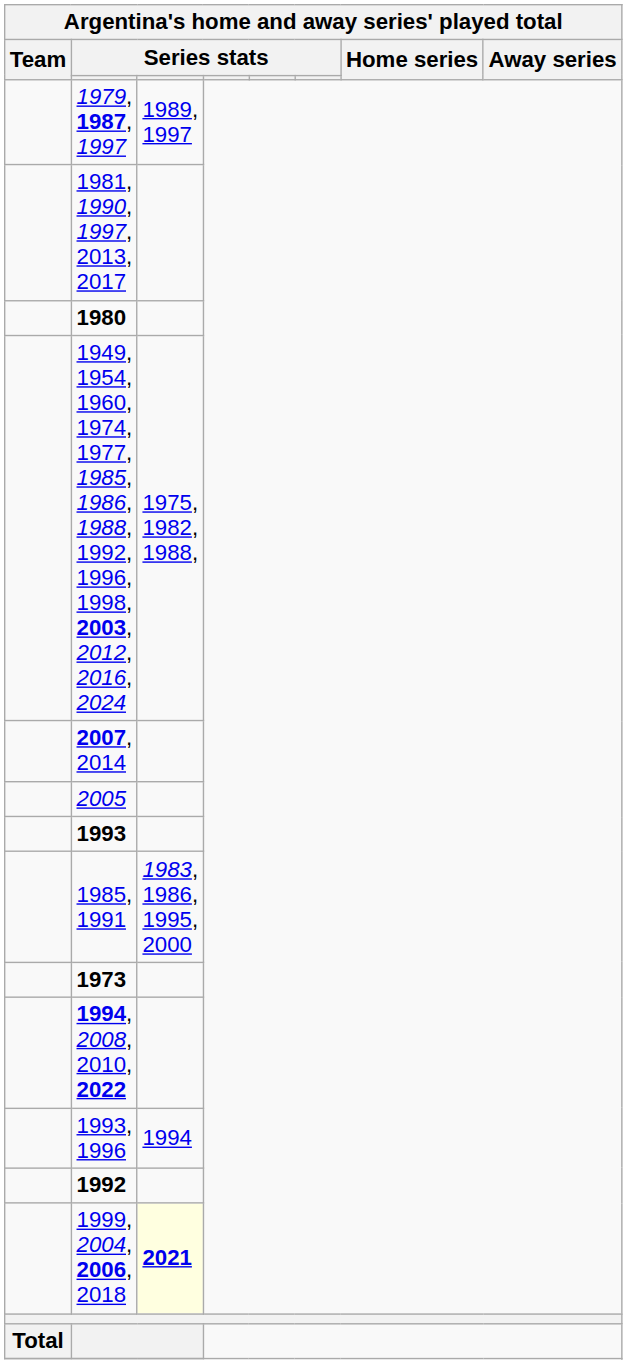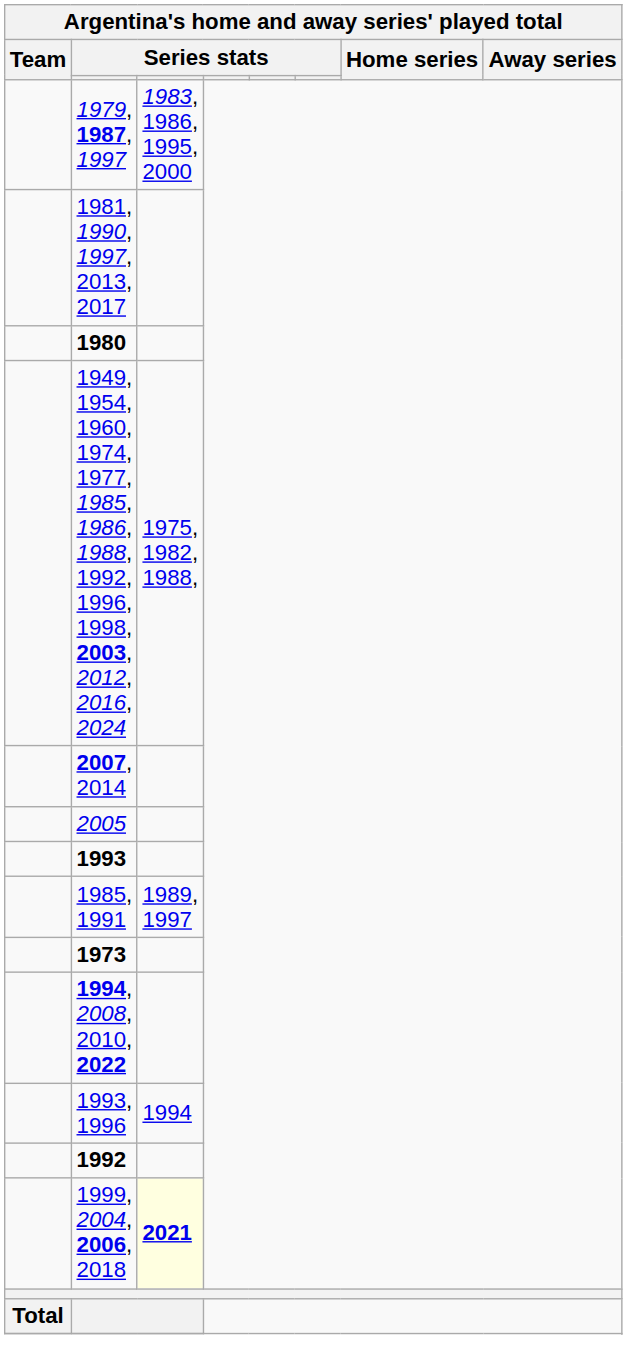(170, 121) 1989, 1997 -> (170, 134) 1983, 1986, 1995, 2000
(170, 906) 1983, 1986, 1995, 2000 -> (170, 906) 1989, 1997
